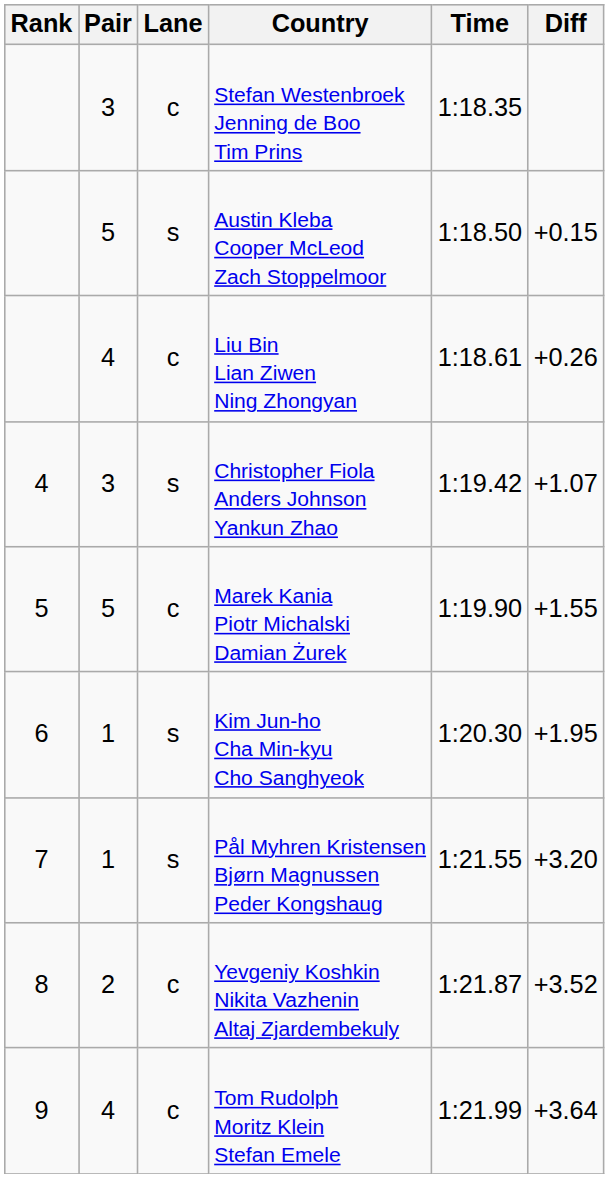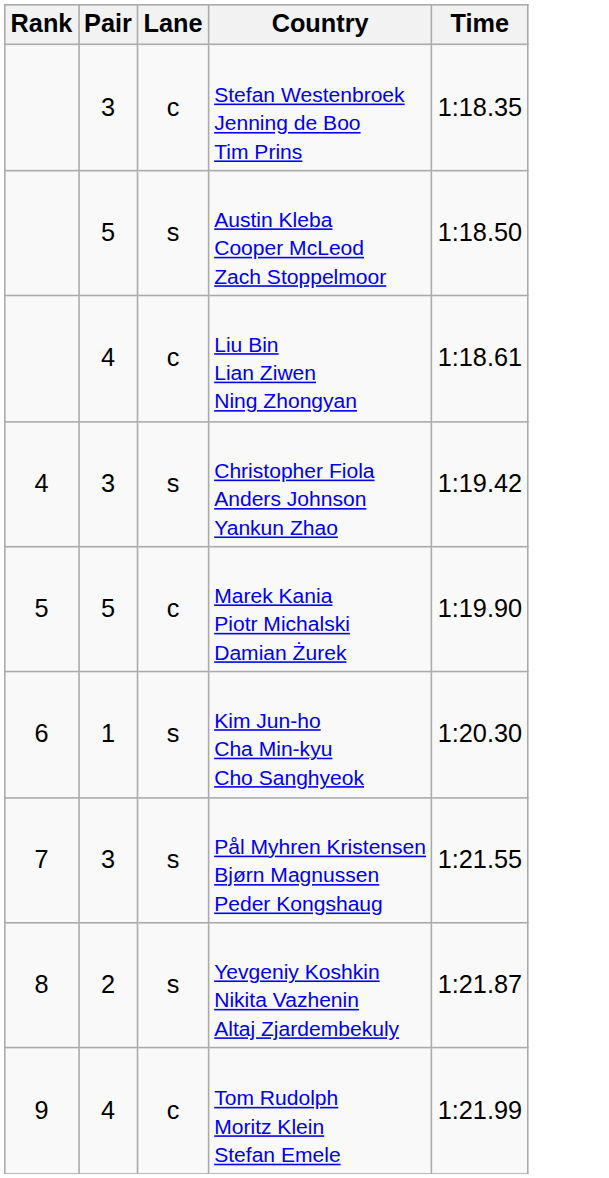- column: (566, 24)
(108, 859) 1 -> (108, 859) 3
(173, 985) c -> (173, 985) s
